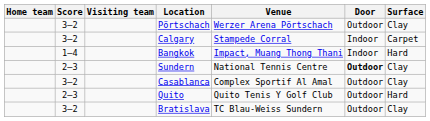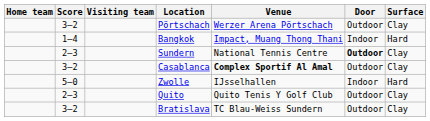- row: (176, 39)
(273, 81) normal -> (273, 67) bold
+ row: (174, 81)
(398, 95) Hard -> (398, 95) Clay
